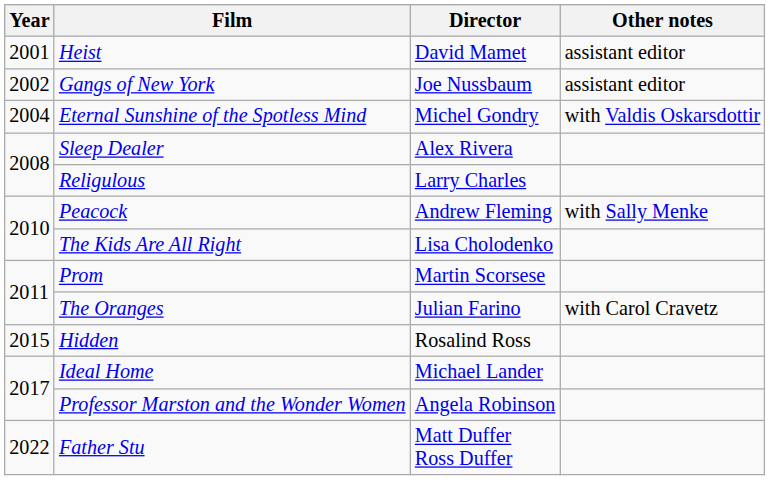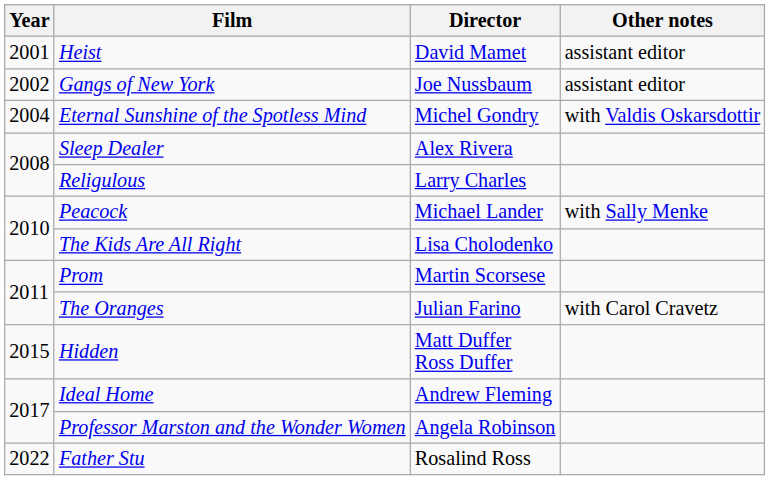(483, 212) Andrew Fleming -> (479, 212) Michael Lander
(473, 340) Rosalind Ross -> (464, 351) Matt Duffer Ross Duffer
(479, 372) Michael Lander -> (483, 394) Andrew Fleming
(464, 447) Matt Duffer Ross Duffer -> (473, 458) Rosalind Ross
